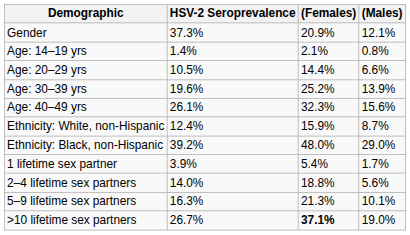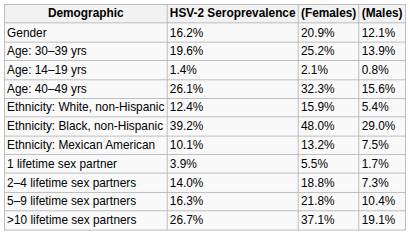(187, 32) 37.3% -> (187, 32) 16.2%
rows swapped: (47, 51) <-> (47, 88)
- row: (47, 70)
(375, 126) 8.7% -> (375, 107) 5.4%
+ row: (81, 145)
(314, 164) 5.4% -> (314, 164) 5.5%
(375, 182) 5.6% -> (375, 182) 7.3%
(318, 201) 21.3% -> (318, 201) 21.8%
(379, 201) 10.1% -> (379, 201) 10.4%
(318, 220) bold -> (318, 220) normal
(379, 220) 19.0% -> (379, 220) 19.1%
